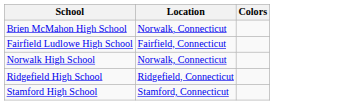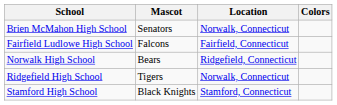+ column: (167, 12)
(182, 60) Norwalk, Connecticut -> (248, 60) Ridgefield, Connecticut
(186, 76) Ridgefield, Connecticut -> (245, 76) Norwalk, Connecticut
